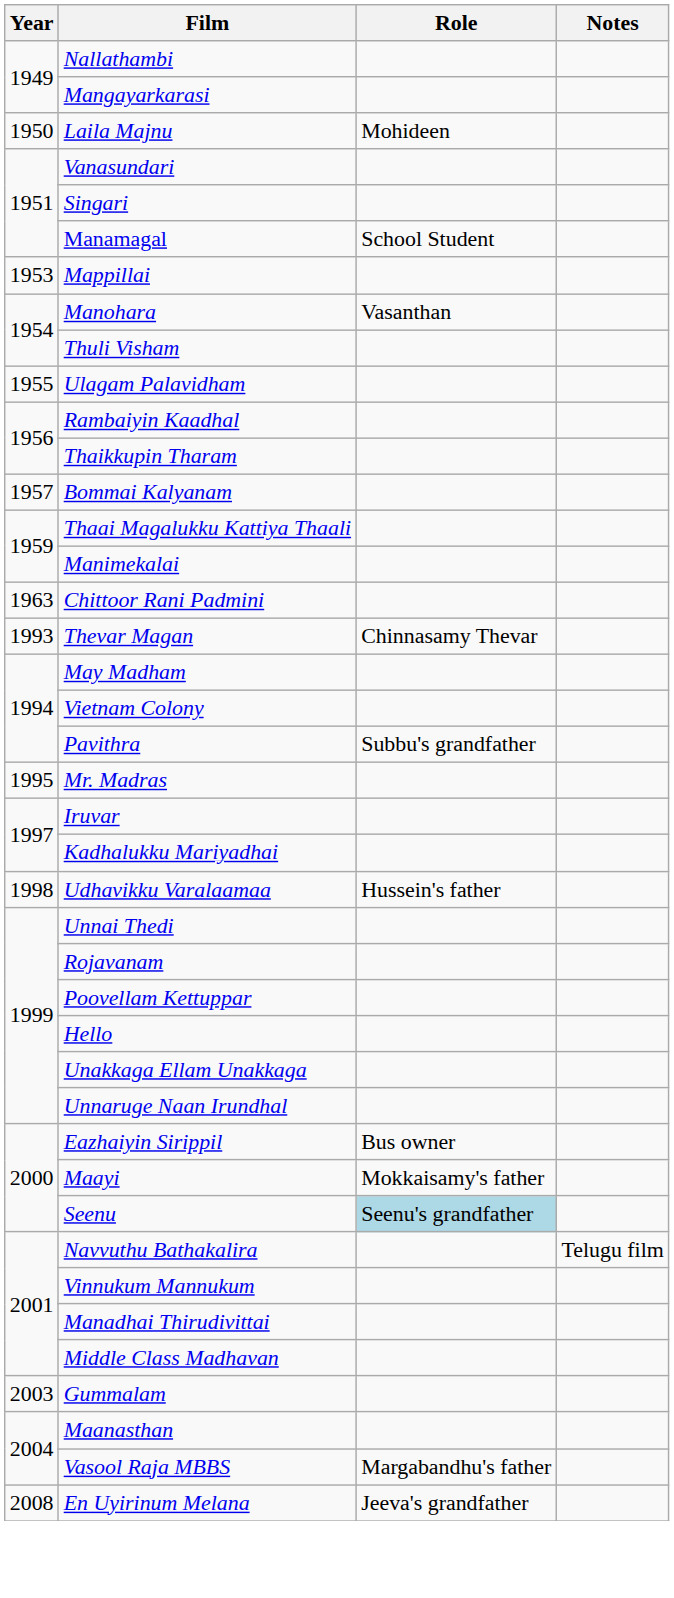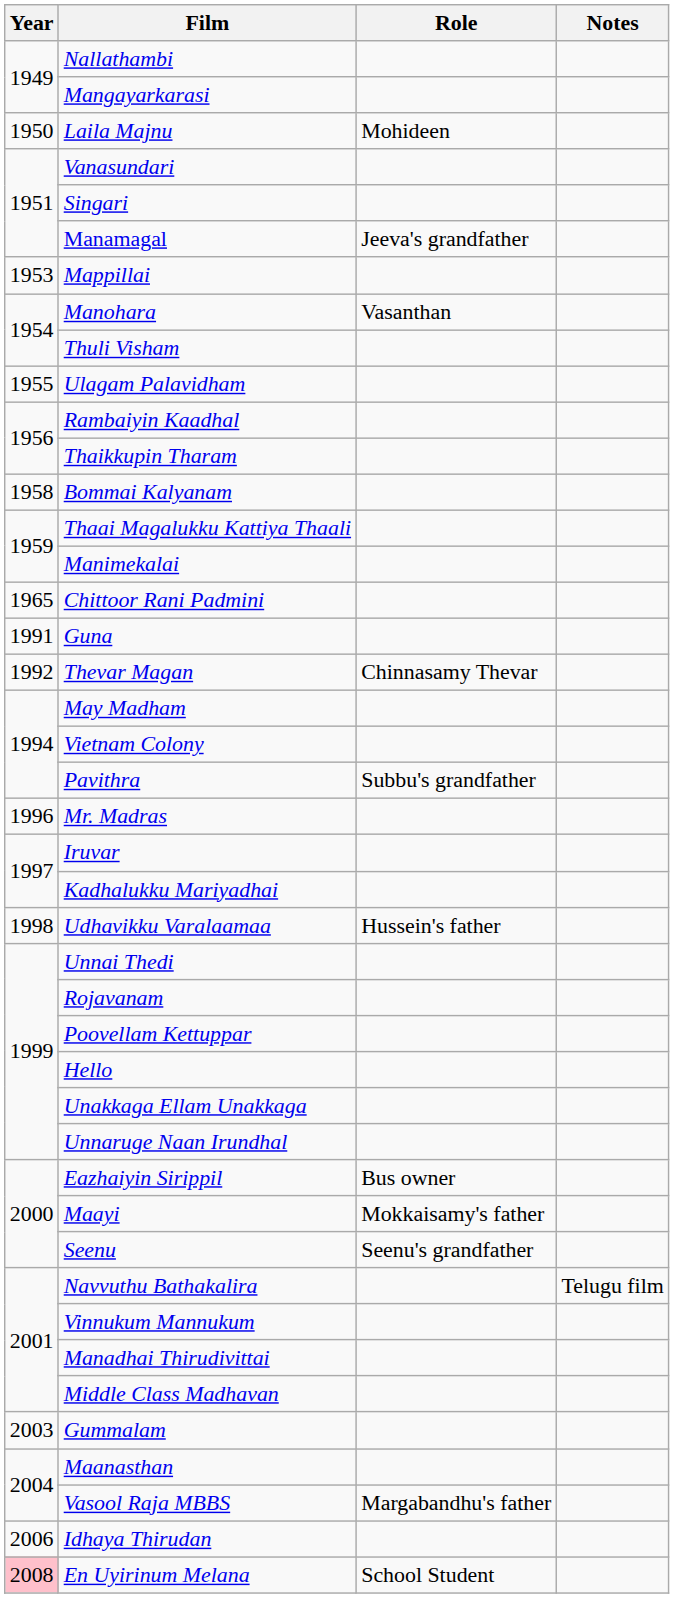(428, 239) School Student -> (445, 239) Jeeva's grandfather
(32, 491) 1957 -> (32, 491) 1958
(32, 600) 1963 -> (32, 600) 1965
+ row: (88, 636)
(32, 636) 1993 -> (32, 672) 1992
(32, 780) 1995 -> (32, 816) 1996
(447, 1213) lightblue background -> (447, 1249) no background
+ row: (138, 1538)
(32, 1502) no background -> (32, 1574) pink background
(445, 1502) Jeeva's grandfather -> (428, 1574) School Student
